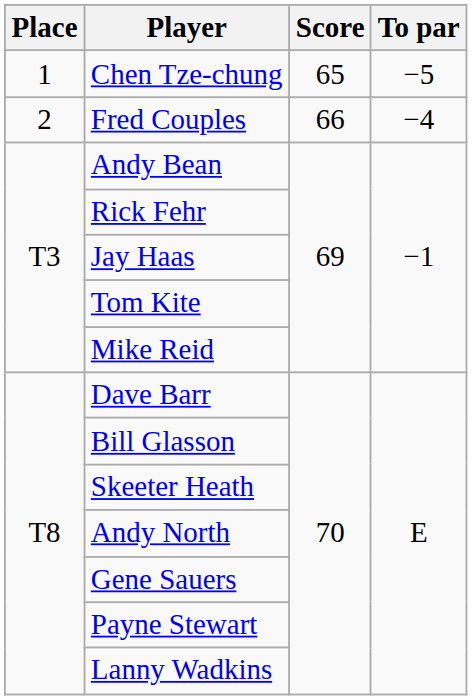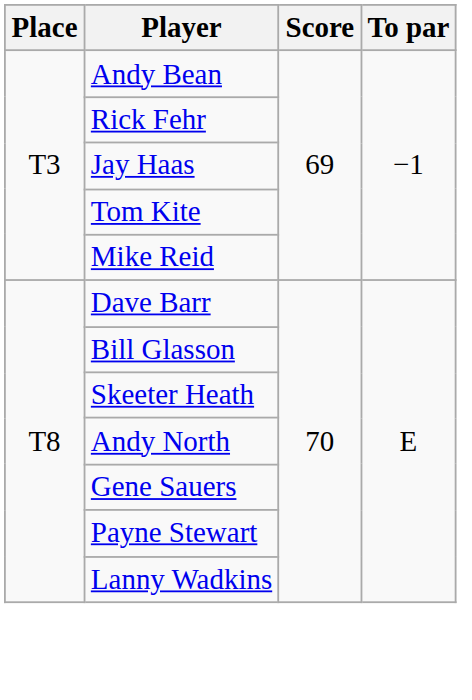- row: (187, 73)
- row: (168, 119)
